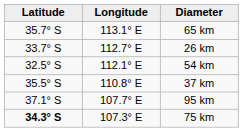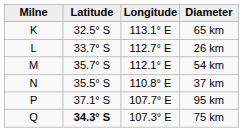+ column: (34, 13)
(43, 30) 35.7° S -> (92, 30) 32.5° S
(43, 65) 32.5° S -> (92, 65) 35.7° S
